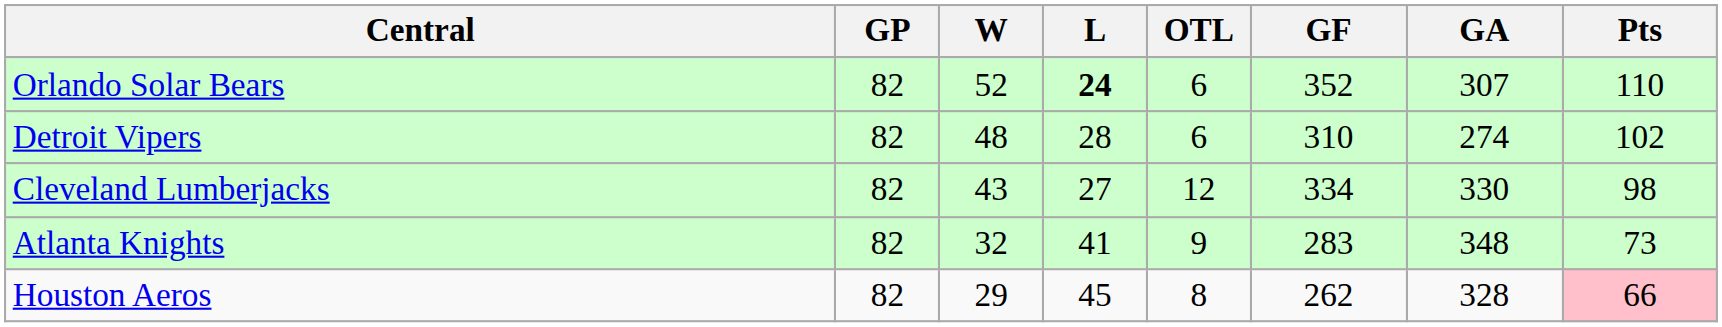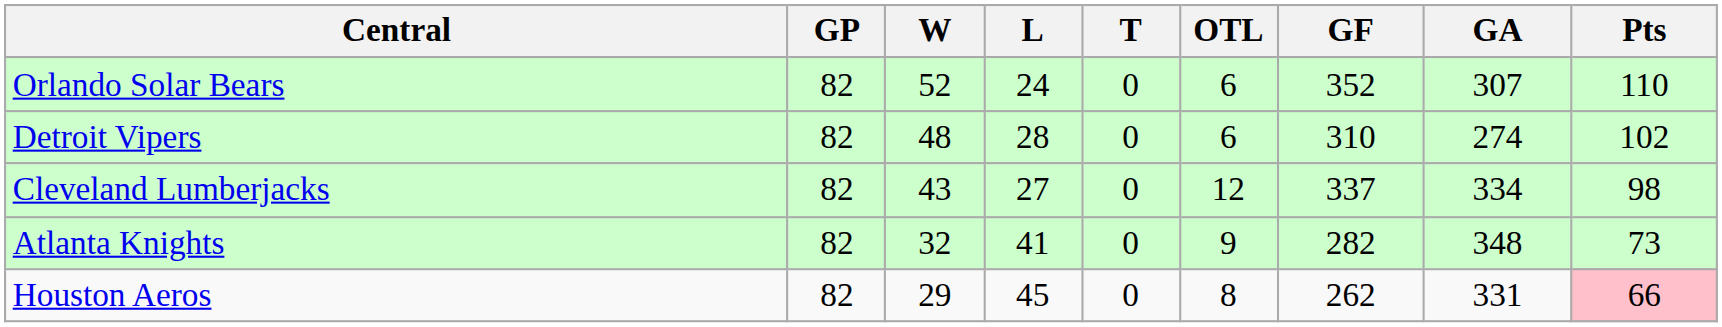+ column: (1131, 30)
(1095, 83) bold -> (1033, 83) normal
(1329, 189) 334 -> (1351, 189) 337
(1484, 189) 330 -> (1497, 189) 334
(1329, 242) 283 -> (1351, 242) 282
(1484, 294) 328 -> (1497, 294) 331
